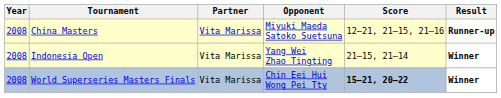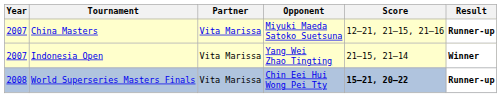(17, 31) 2008 -> (17, 31) 2007
(17, 55) 2008 -> (17, 55) 2007
(464, 80) Winner -> (471, 80) Runner-up
